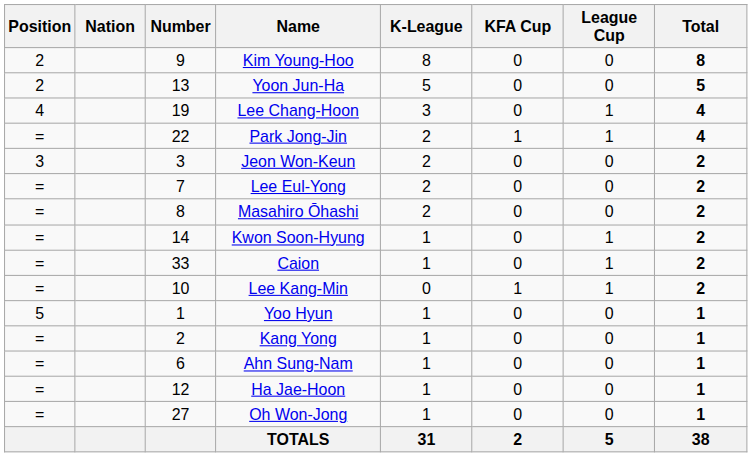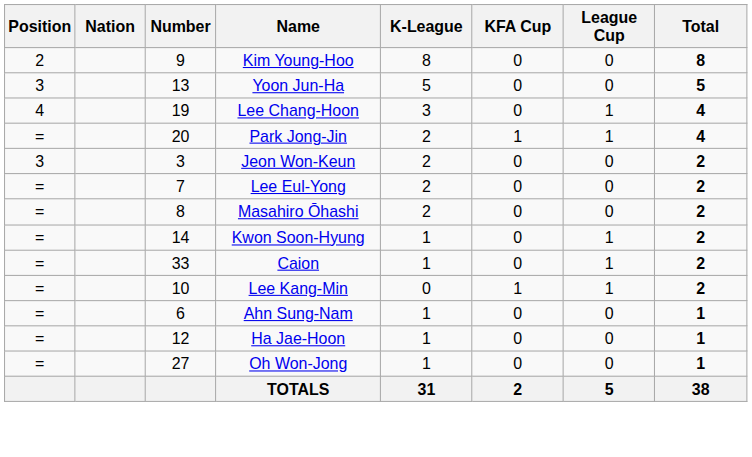(40, 86) 2 -> (40, 86) 3
(181, 136) 22 -> (181, 136) 20
- row: (298, 313)
- row: (298, 338)
